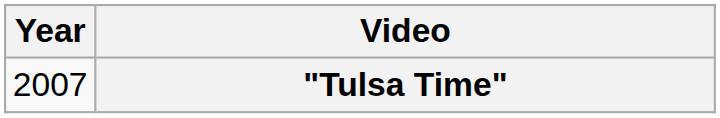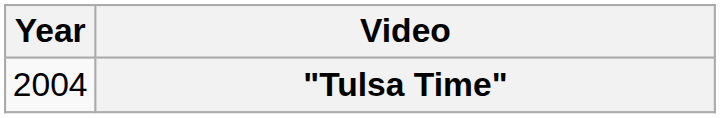(50, 84) 2007 -> (50, 84) 2004
